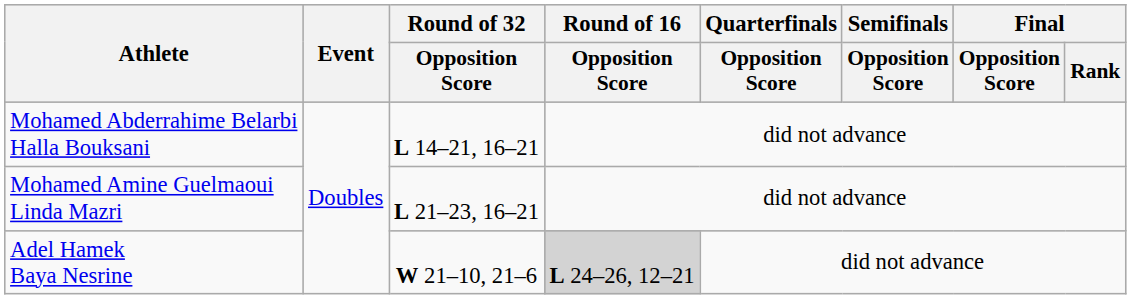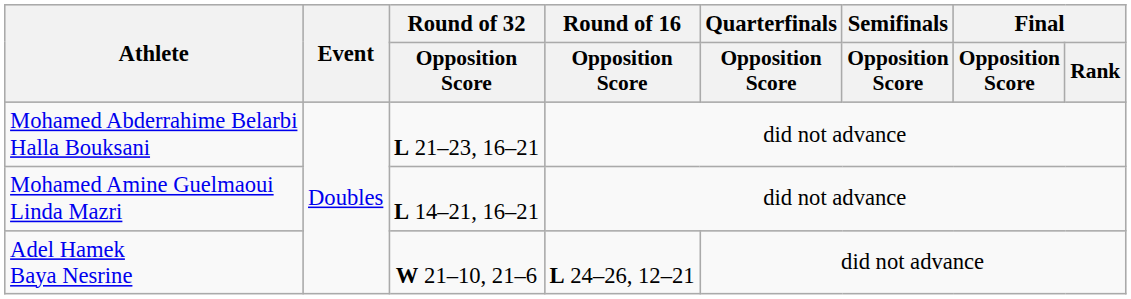(466, 147) L 14–21, 16–21 -> (466, 147) L 21–23, 16–21
(466, 211) L 21–23, 16–21 -> (466, 211) L 14–21, 16–21
(622, 275) lightgrey background -> (622, 275) no background
